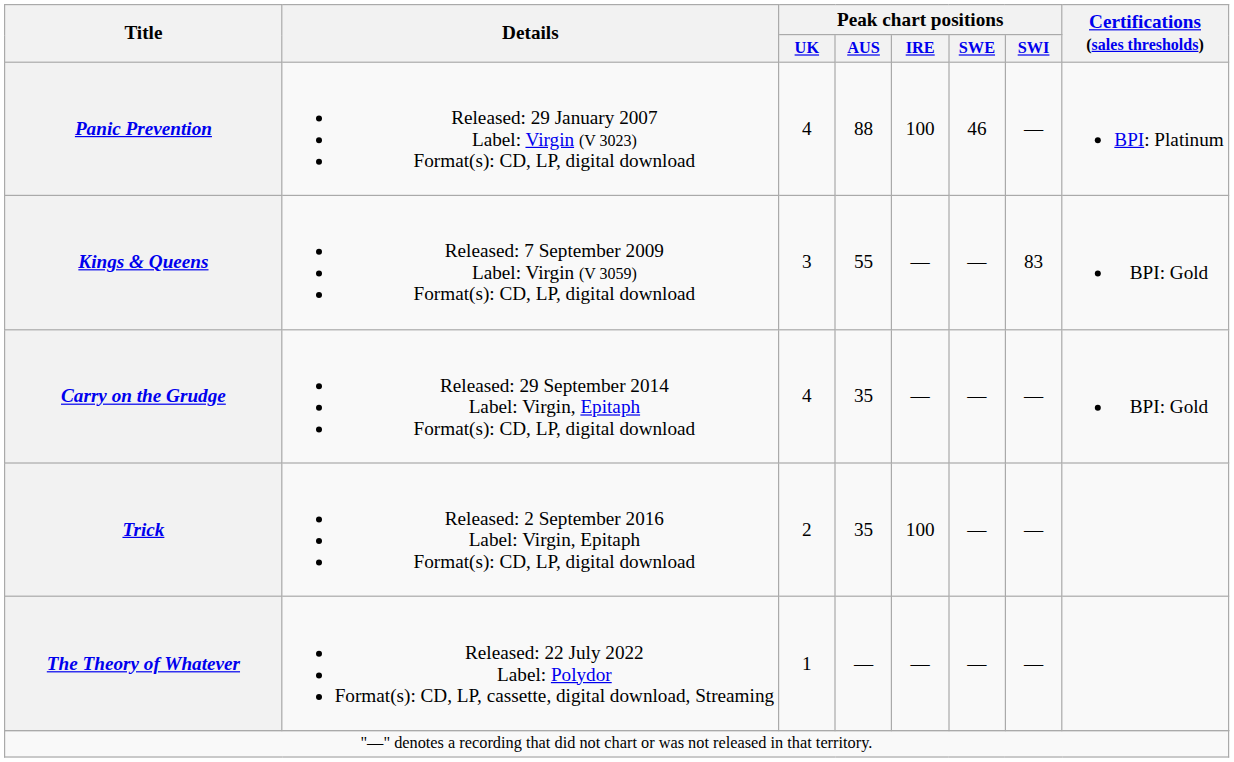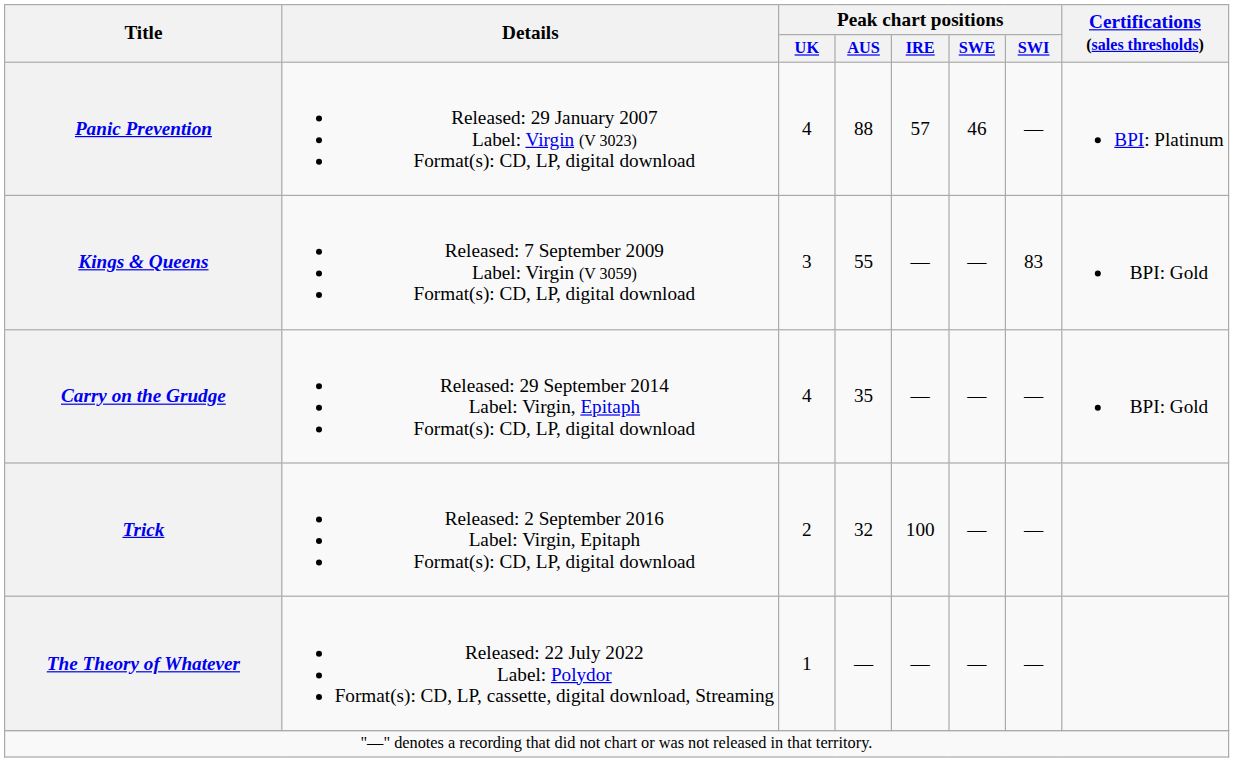(920, 128) 100 -> (920, 128) 57
(864, 529) 35 -> (864, 529) 32
